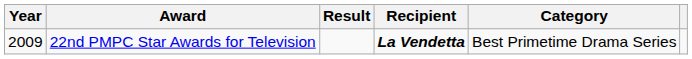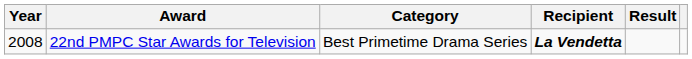columns swapped: (574, 16) <-> (347, 16)
(25, 41) 2009 -> (25, 41) 2008
